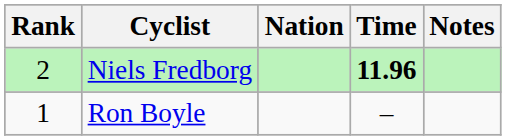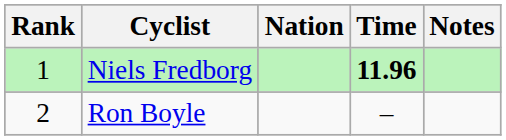(43, 69) 2 -> (43, 69) 1
(43, 112) 1 -> (43, 112) 2
